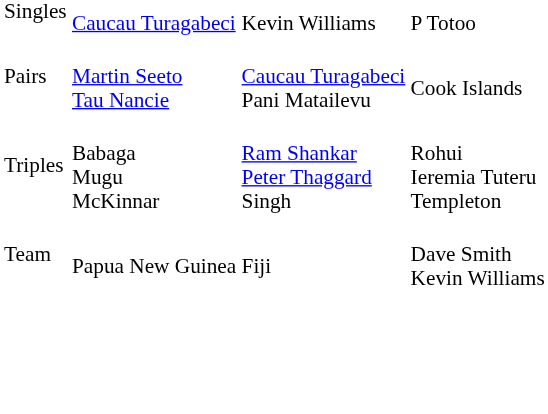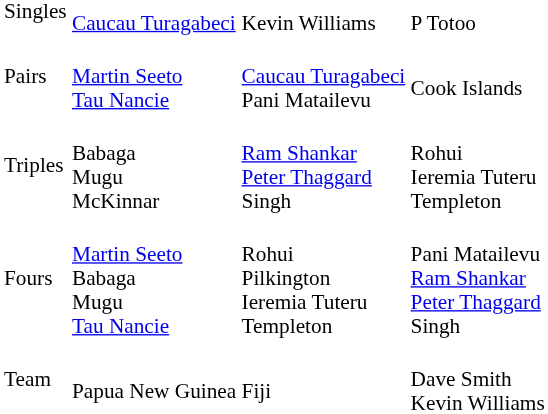+ row: (28, 278)
